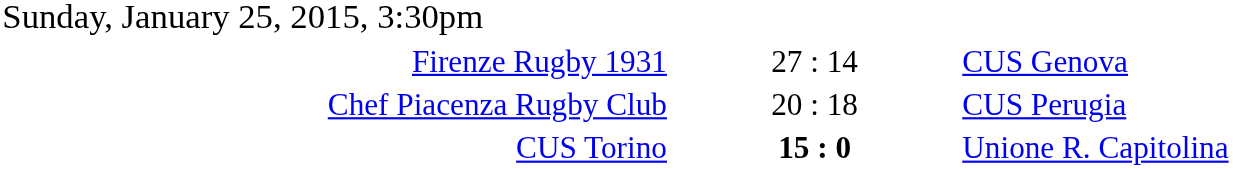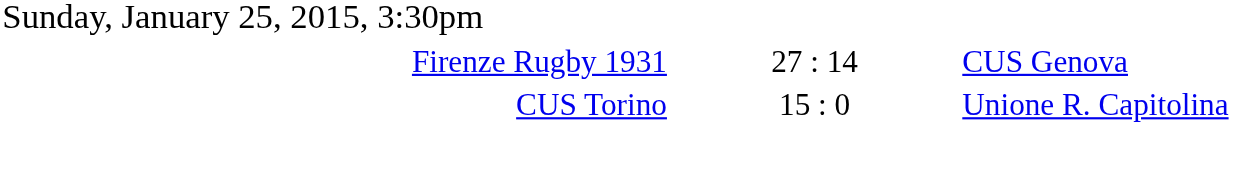- row: (497, 104)
(815, 148) bold -> (815, 104) normal
